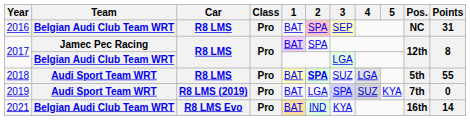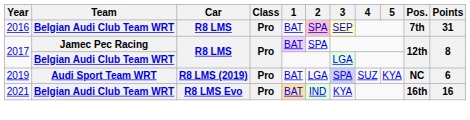(417, 28) NC -> (417, 28) 7th
- row: (18, 75)
(368, 91) lightgrey background -> (368, 75) no background
(417, 91) 7th -> (417, 75) NC
(448, 91) 0 -> (448, 75) 6
(448, 107) 14 -> (448, 91) 16
